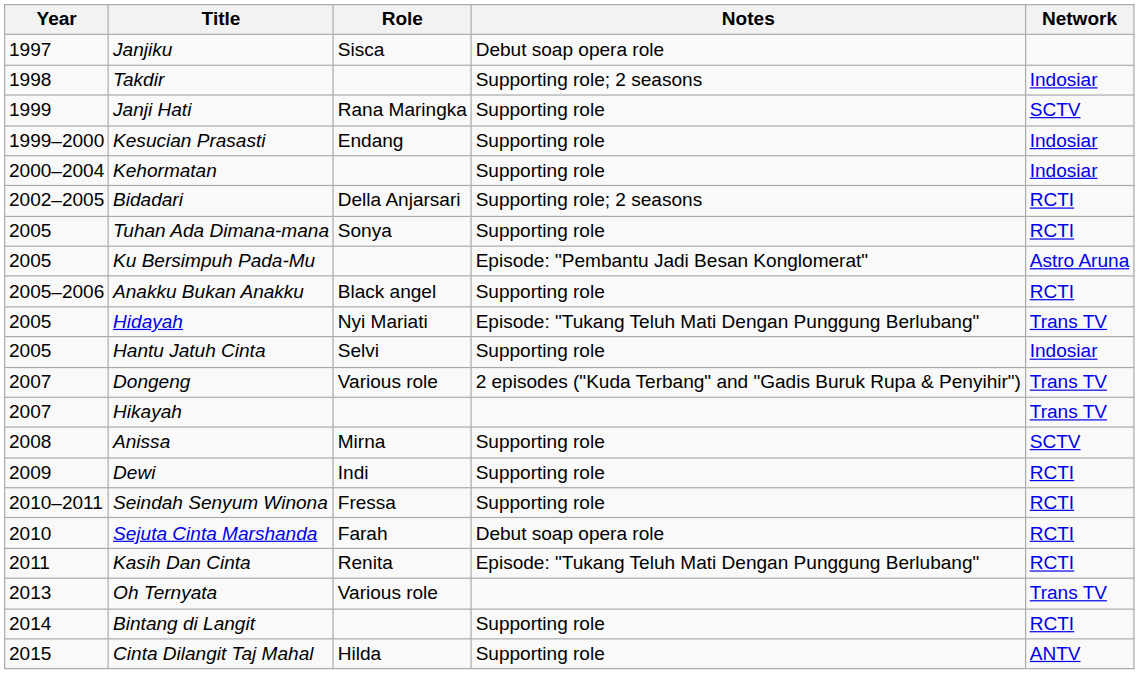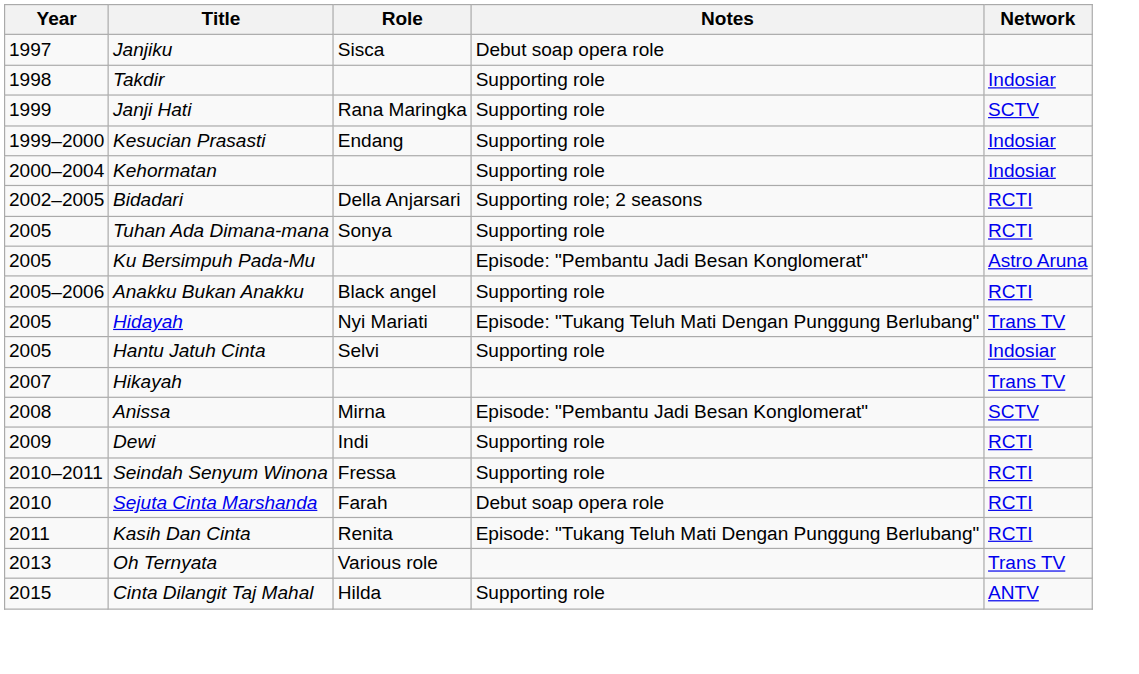(589, 79) Supporting role; 2 seasons -> (540, 79) Supporting role
- row: (152, 381)
(540, 442) Supporting role -> (672, 412) Episode: "Pembantu Jadi Besan Konglomerat"
- row: (184, 623)
